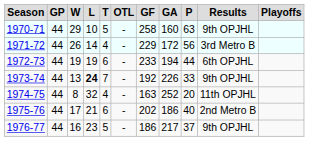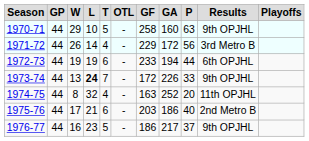(148, 78) 192 -> (148, 78) 172
(148, 111) 202 -> (148, 111) 203
